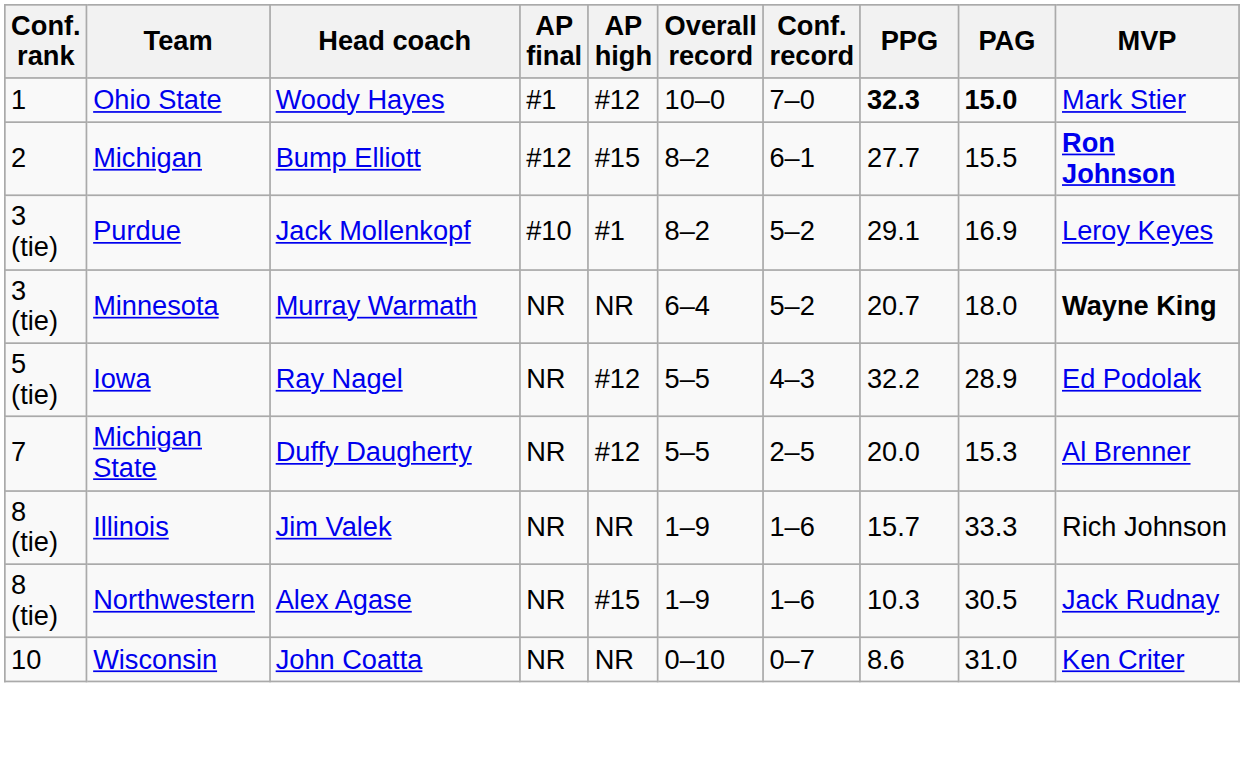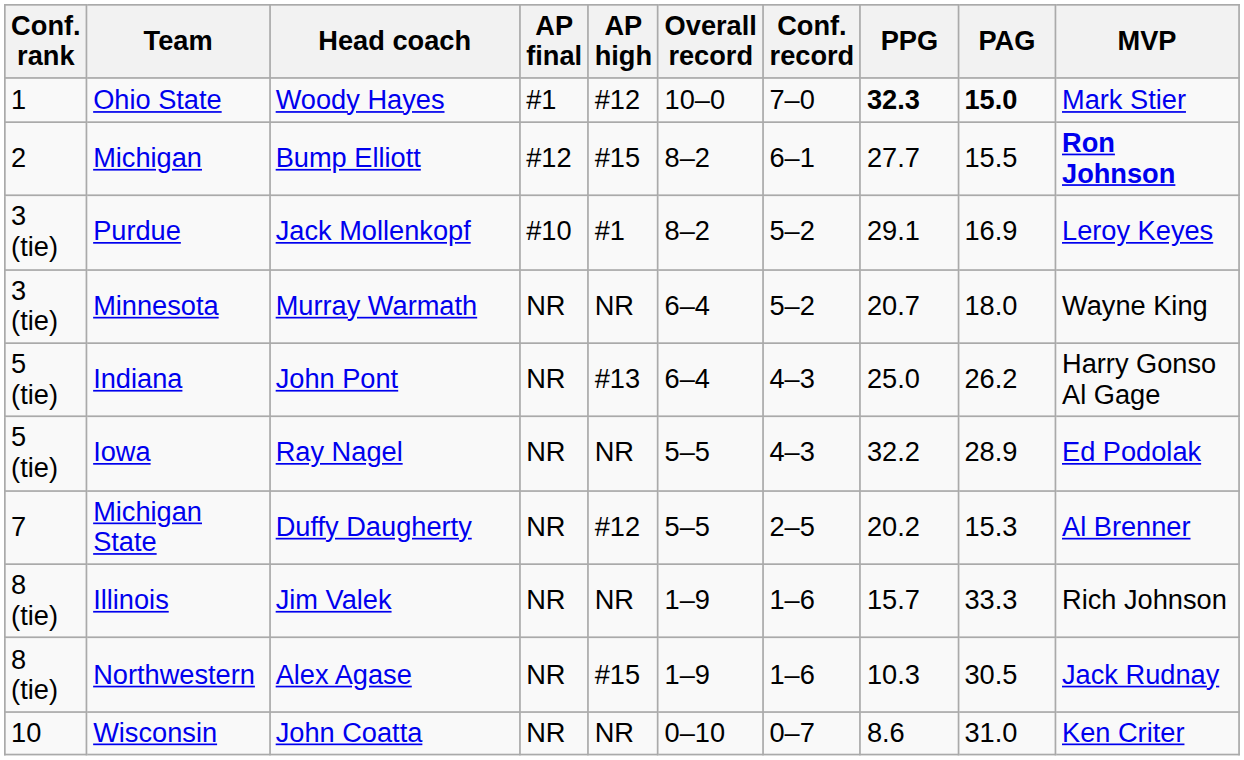(1139, 305) bold -> (1135, 305) normal
+ row: (138, 379)
(617, 379) #12 -> (614, 453) NR
(893, 453) 20.0 -> (893, 526) 20.2
